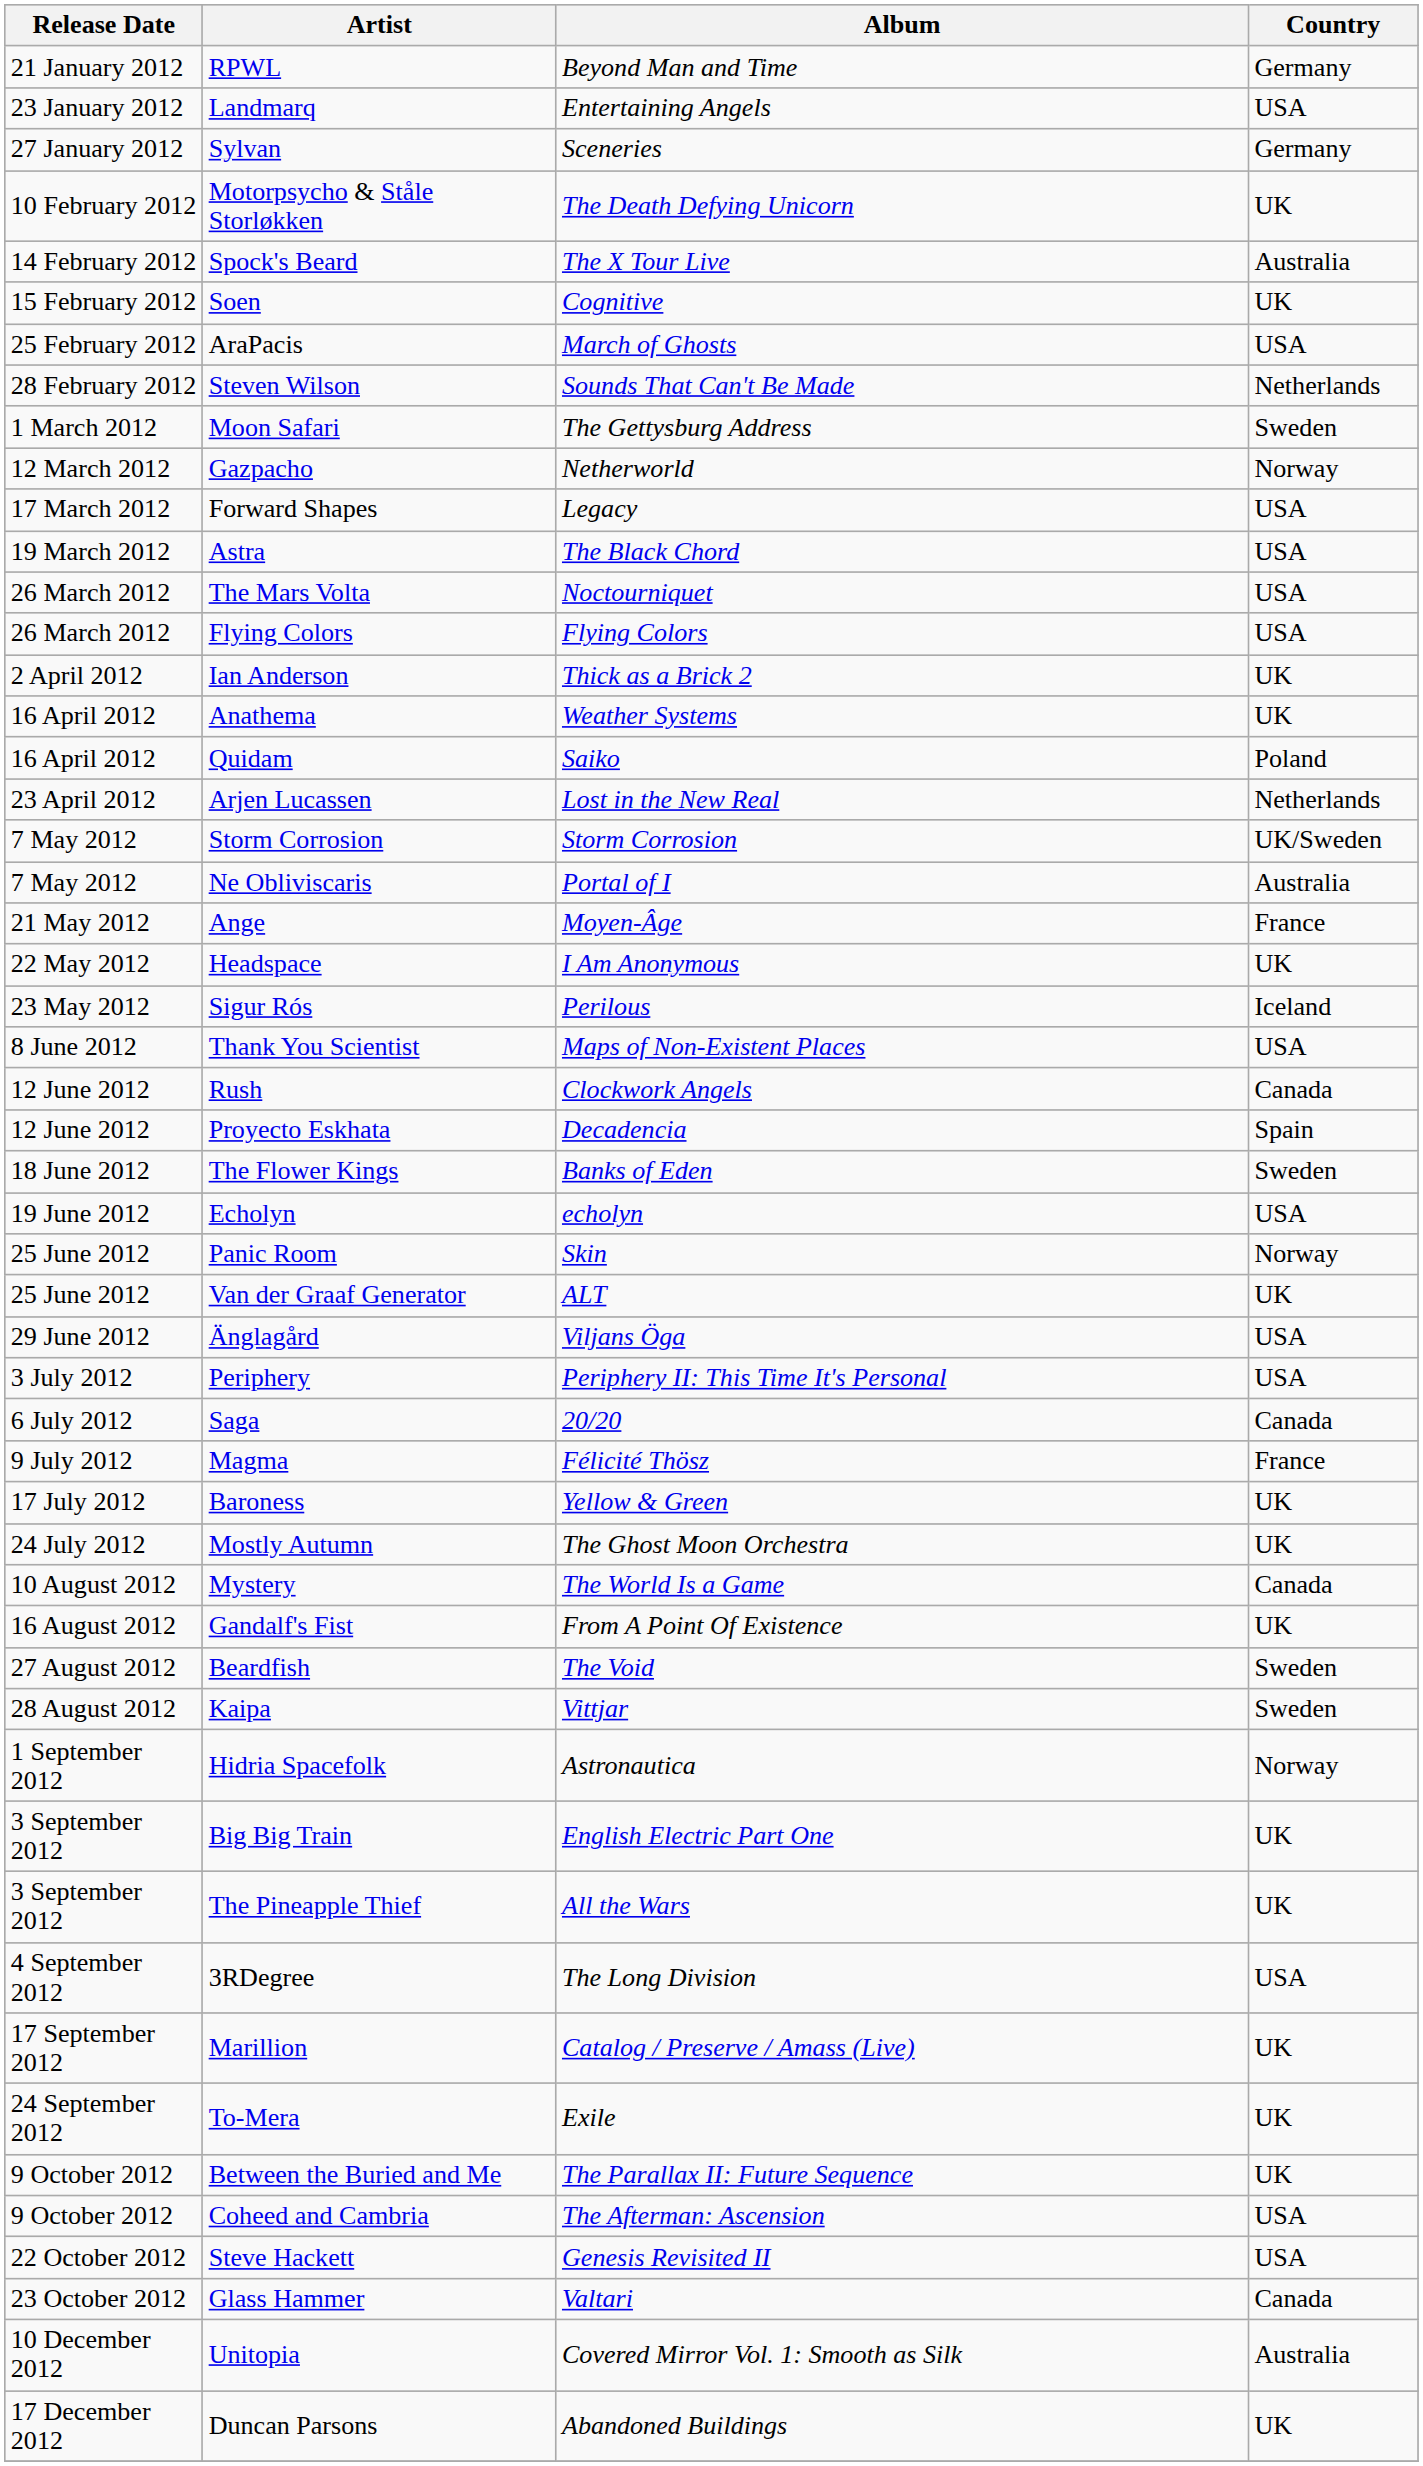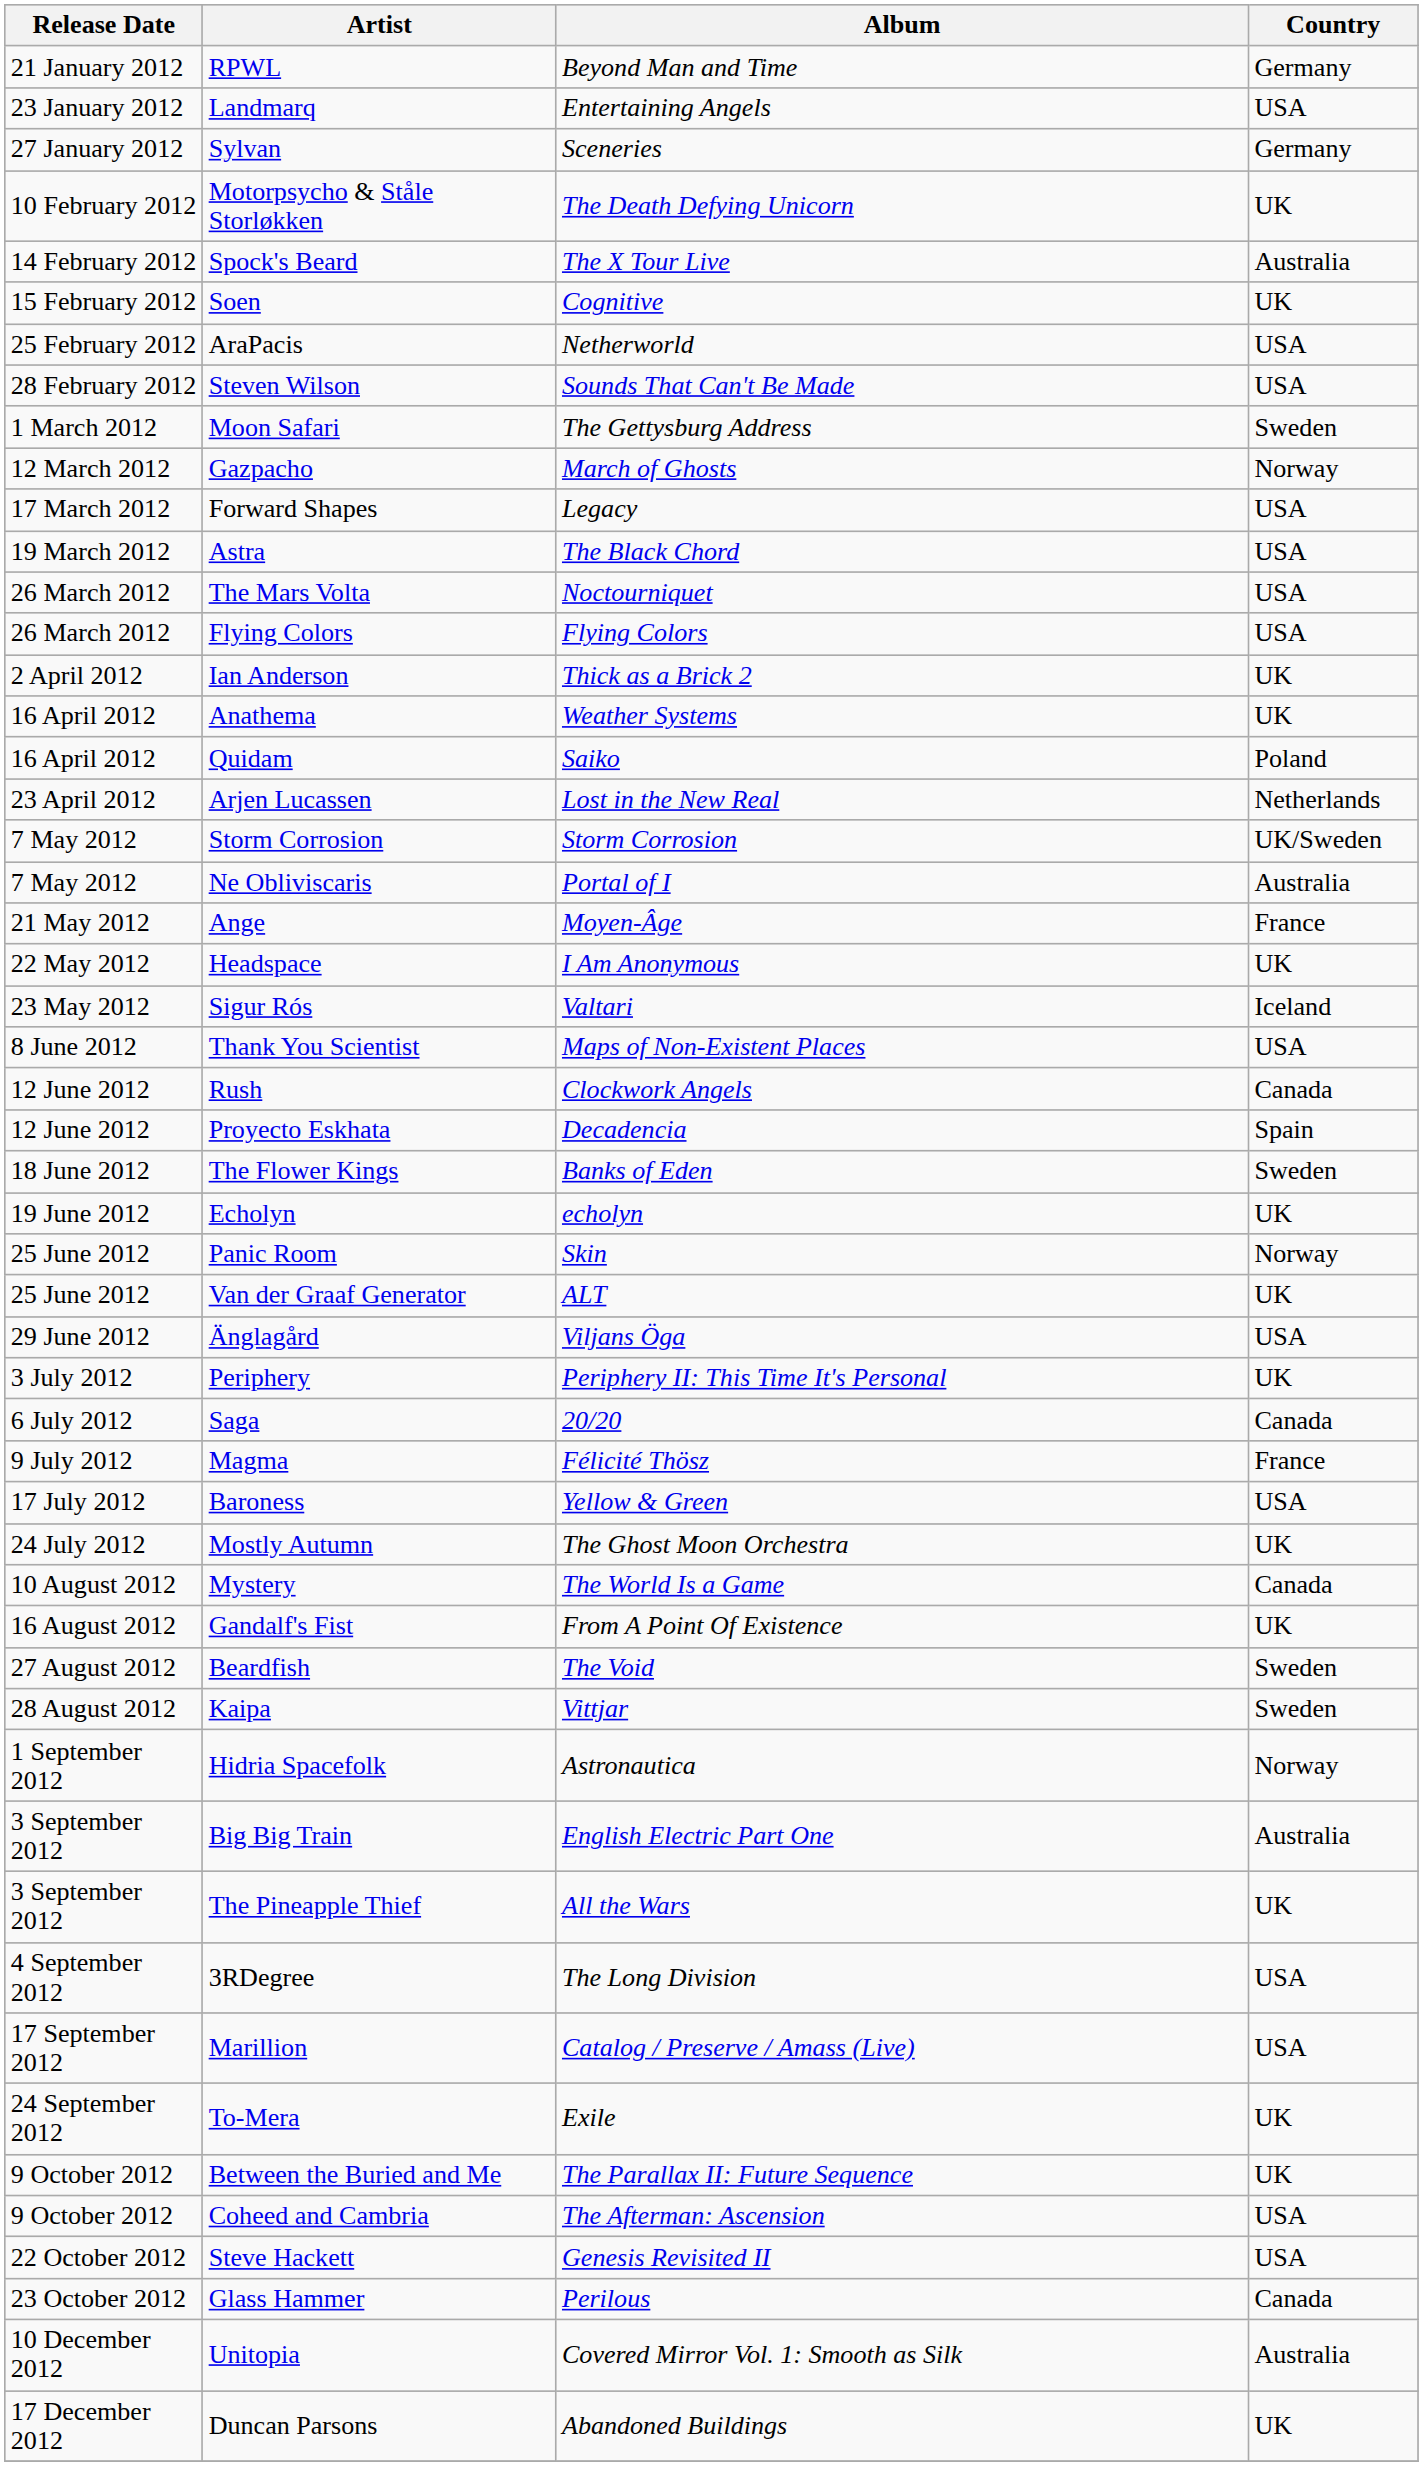(649, 344) March of Ghosts -> (628, 344) Netherworld
(1317, 385) Netherlands -> (1281, 385) USA
(628, 468) Netherworld -> (649, 468) March of Ghosts
(606, 1005) Perilous -> (597, 1005) Valtari
(1281, 1212) USA -> (1273, 1212) UK
(1281, 1378) USA -> (1273, 1378) UK
(1273, 1502) UK -> (1281, 1502) USA
(1273, 1835) UK -> (1302, 1835) Australia
(1273, 2047) UK -> (1281, 2047) USA
(597, 2298) Valtari -> (606, 2298) Perilous
